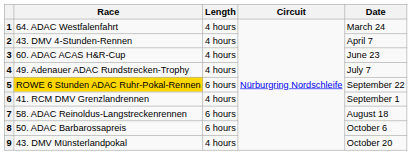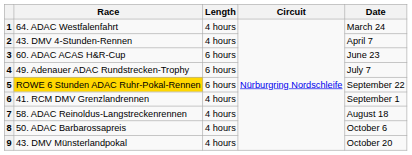(220, 56) 4 hours -> (220, 56) 6 hours
(220, 70) 4 hours -> (220, 70) 6 hours
(220, 114) 6 hours -> (220, 114) 4 hours
(220, 128) 6 hours -> (220, 128) 4 hours
